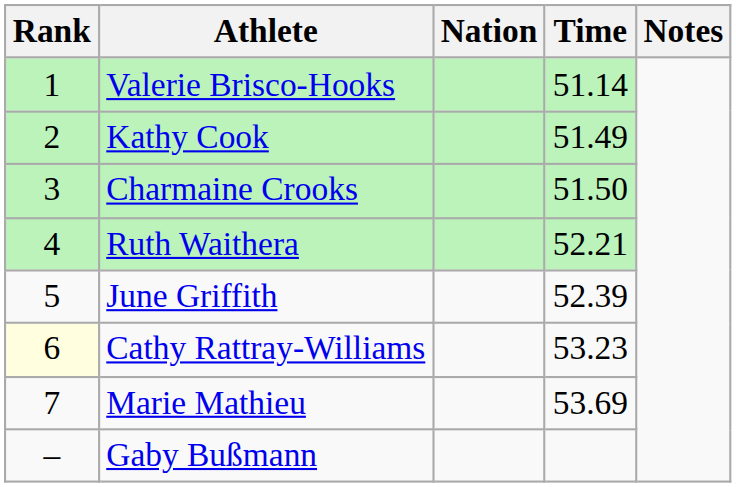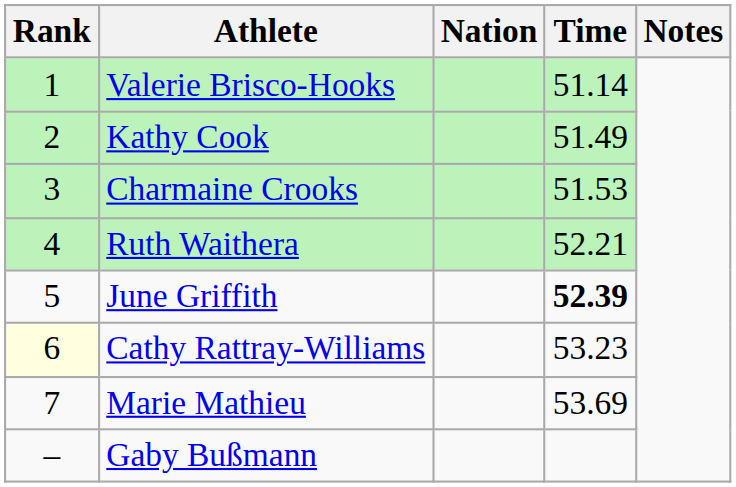(590, 190) 51.50 -> (590, 190) 51.53
(590, 296) normal -> (590, 296) bold
